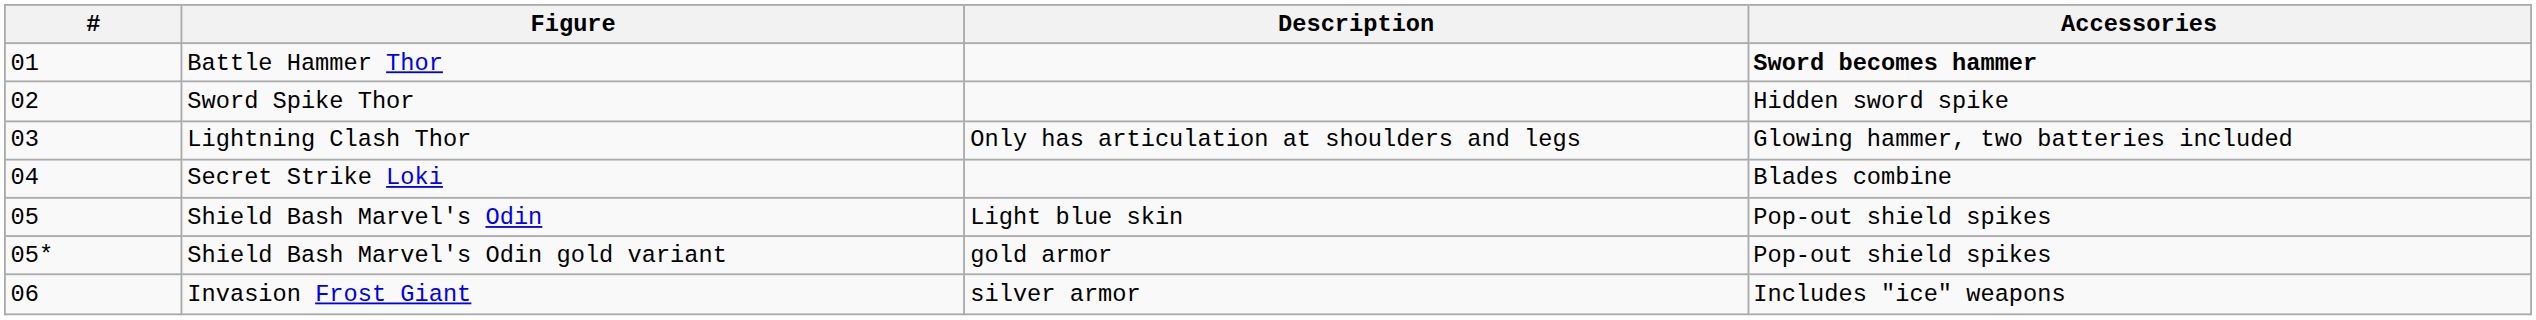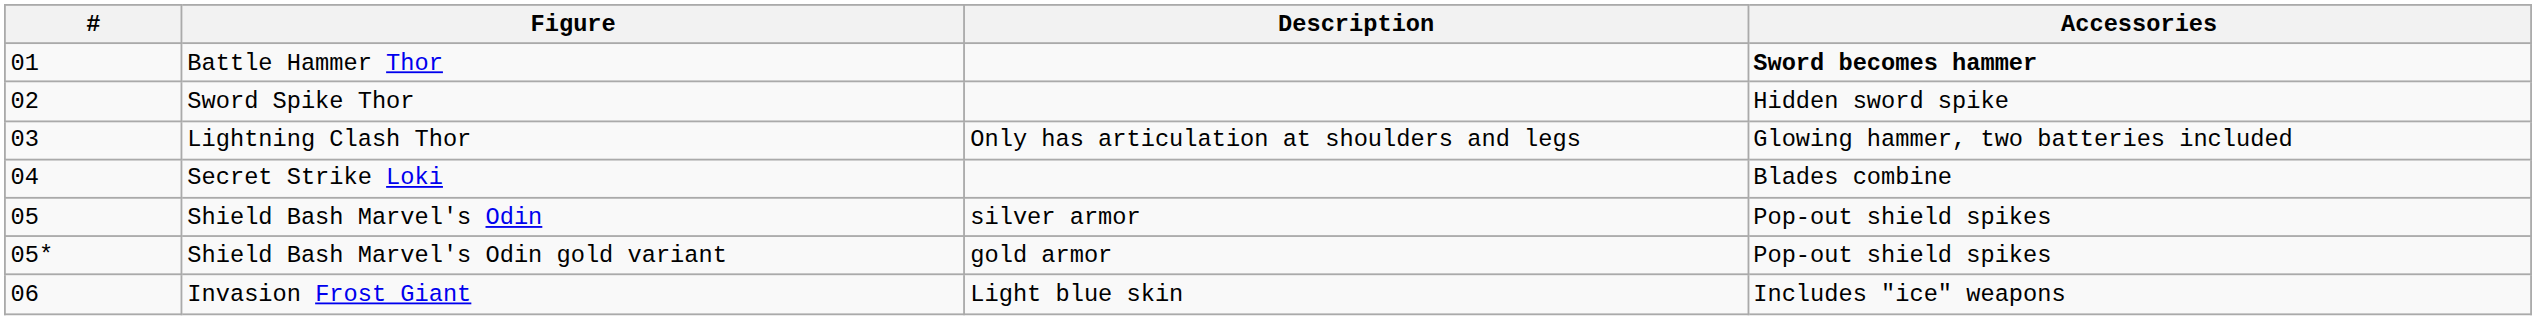(1077, 217) Light blue skin -> (1056, 217) silver armor
(1056, 294) silver armor -> (1077, 294) Light blue skin
